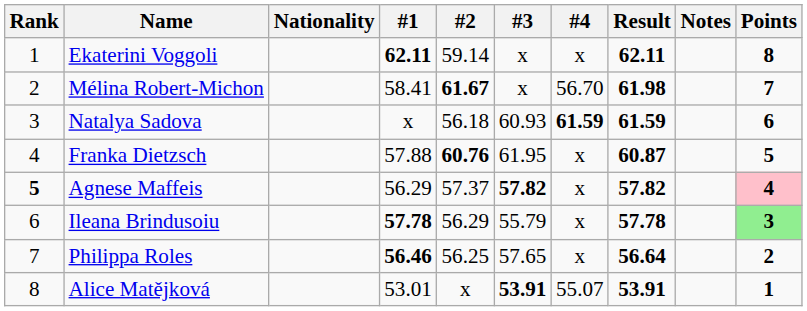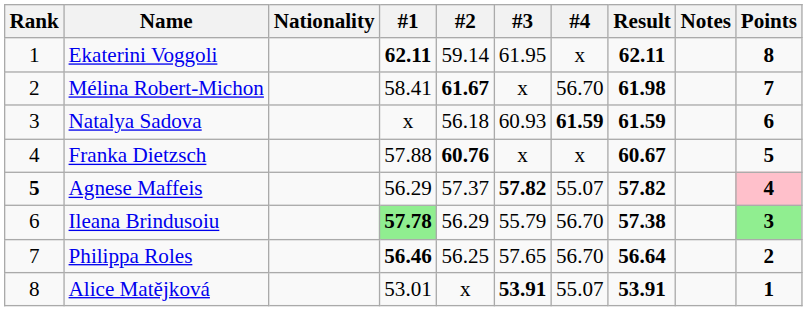(523, 54) x -> (523, 54) 61.95
(523, 155) 61.95 -> (523, 155) x
(642, 155) 60.87 -> (642, 155) 60.67
(580, 188) x -> (580, 188) 55.07
(408, 222) no background -> (408, 222) lightgreen background
(580, 222) x -> (580, 222) 56.70
(642, 222) 57.78 -> (642, 222) 57.38
(580, 255) x -> (580, 255) 56.70
